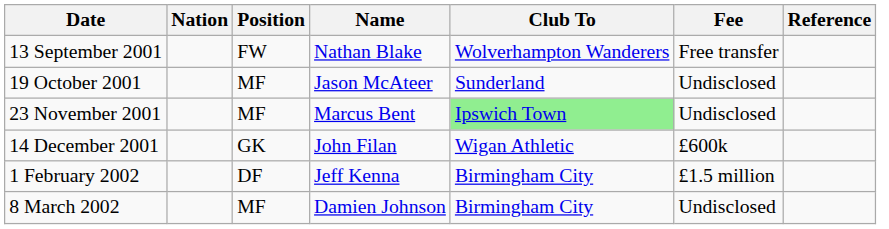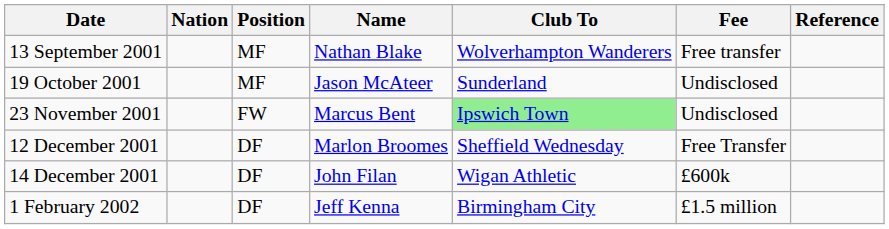(252, 51) FW -> (251, 51) MF
(251, 113) MF -> (252, 113) FW
+ row: (84, 144)
(251, 144) GK -> (250, 176) DF
- row: (64, 207)
